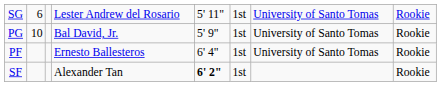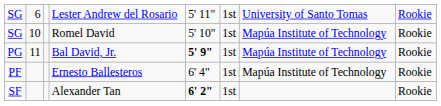+ row: (15, 33)
(37, 33) 10 -> (35, 52) 11
(208, 33) normal -> (200, 52) bold
(316, 33) University of Santo Tomas -> (314, 52) Mapúa Institute of Technology
(316, 52) University of Santo Tomas -> (314, 72) Mapúa Institute of Technology
